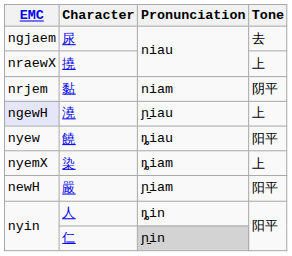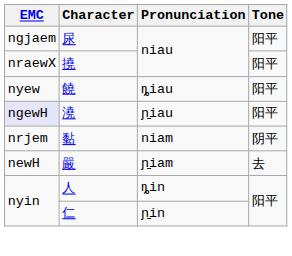(259, 39) 去 -> (265, 39) 阳平
(259, 64) 上 -> (265, 64) 阳平
rows swapped: (69, 139) <-> (69, 89)
(259, 114) 上 -> (265, 114) 阳平
- row: (69, 164)
(265, 189) 阳平 -> (259, 164) 去
(153, 238) lightgrey background -> (153, 213) no background
